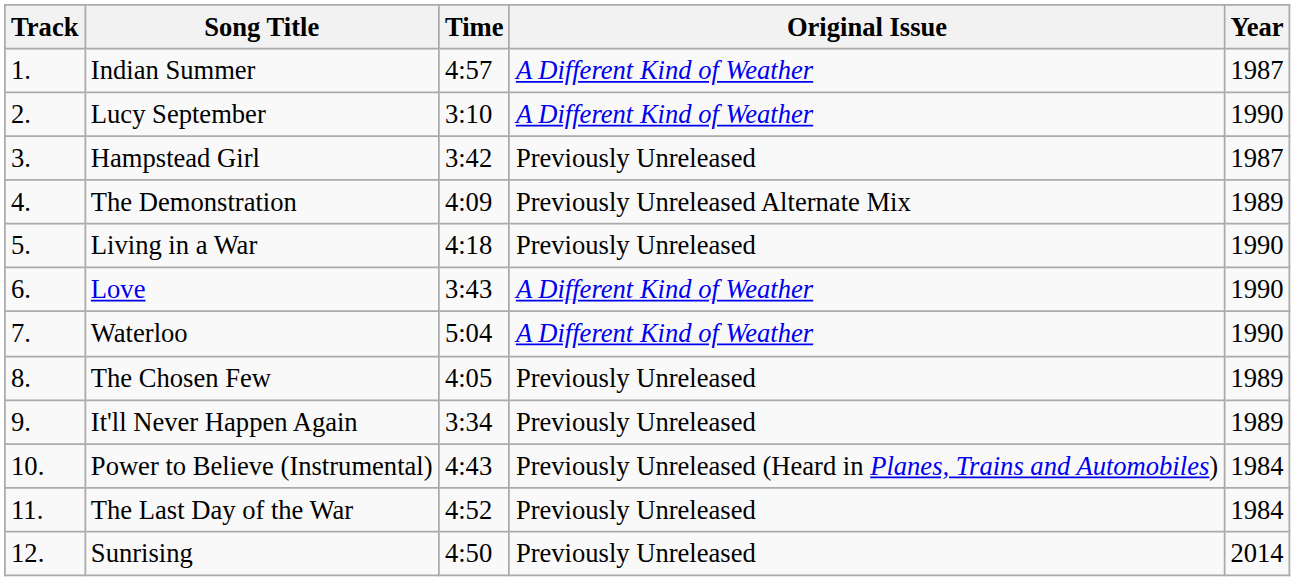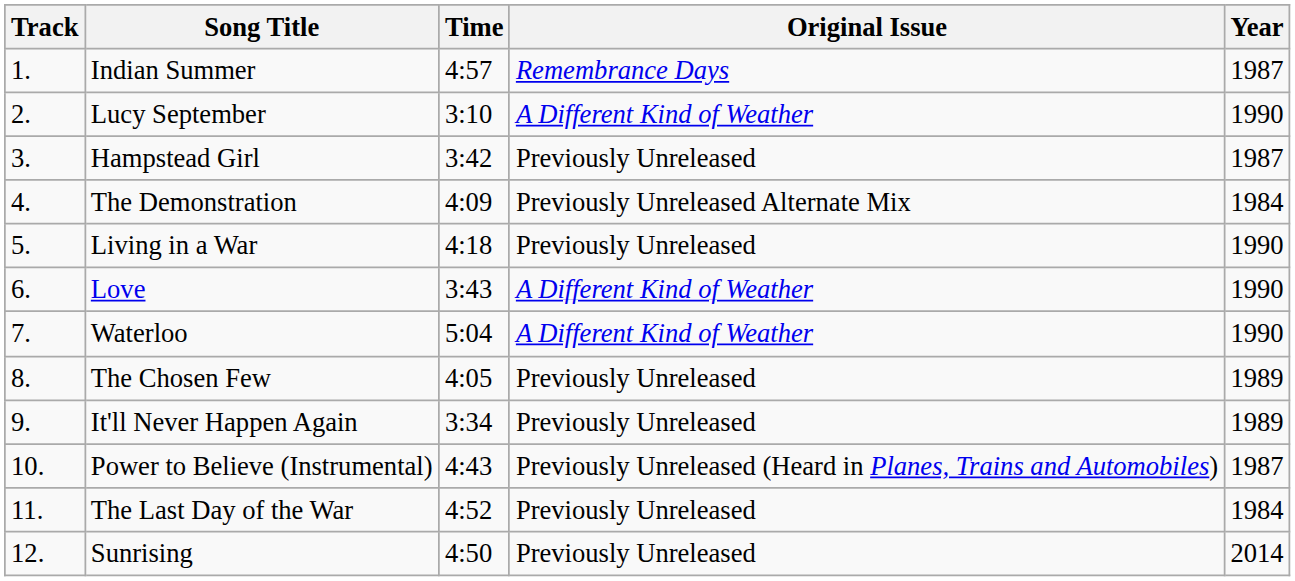(665, 70) A Different Kind of Weather -> (623, 70) Remembrance Days
(1257, 202) 1989 -> (1257, 202) 1984
(1257, 465) 1984 -> (1257, 465) 1987
